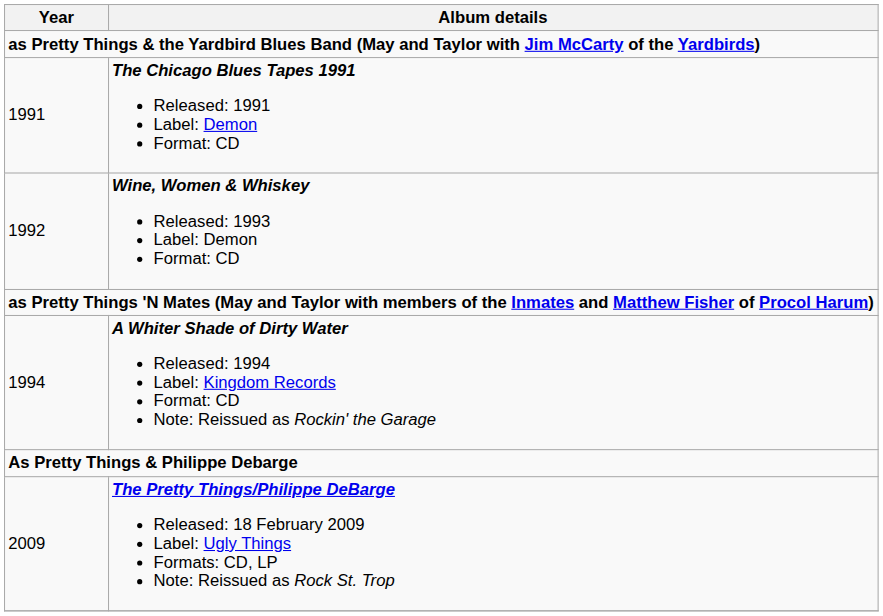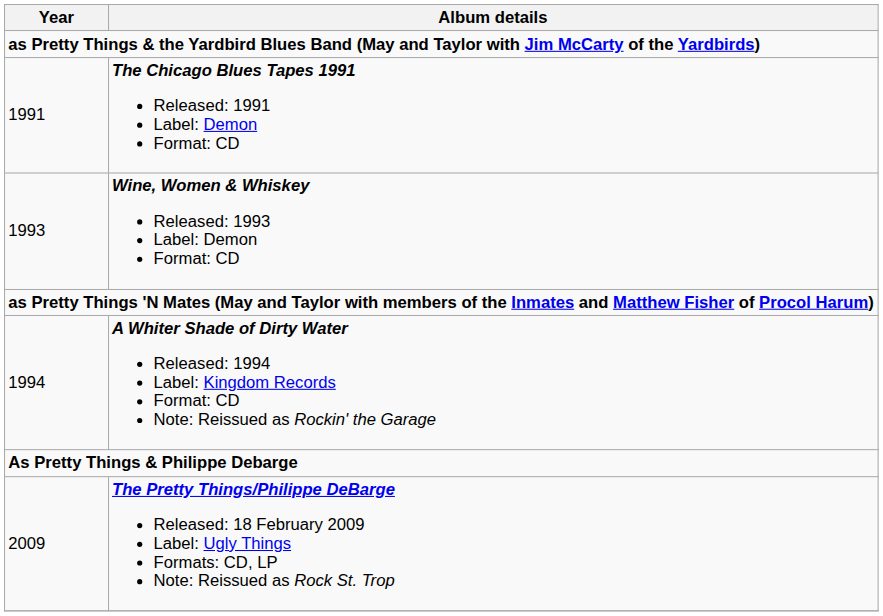(27, 231) 1992 -> (27, 231) 1993
